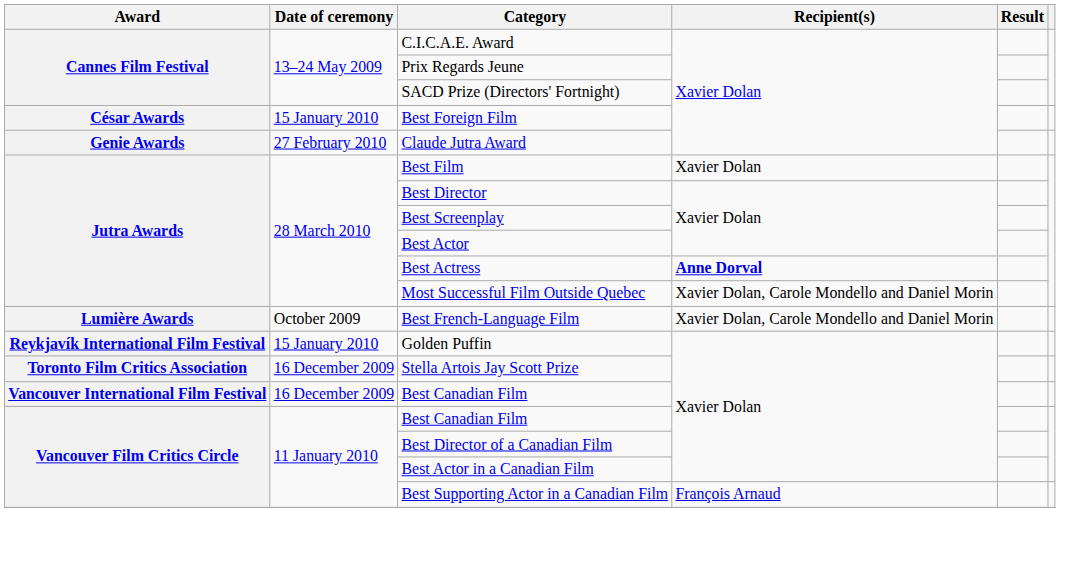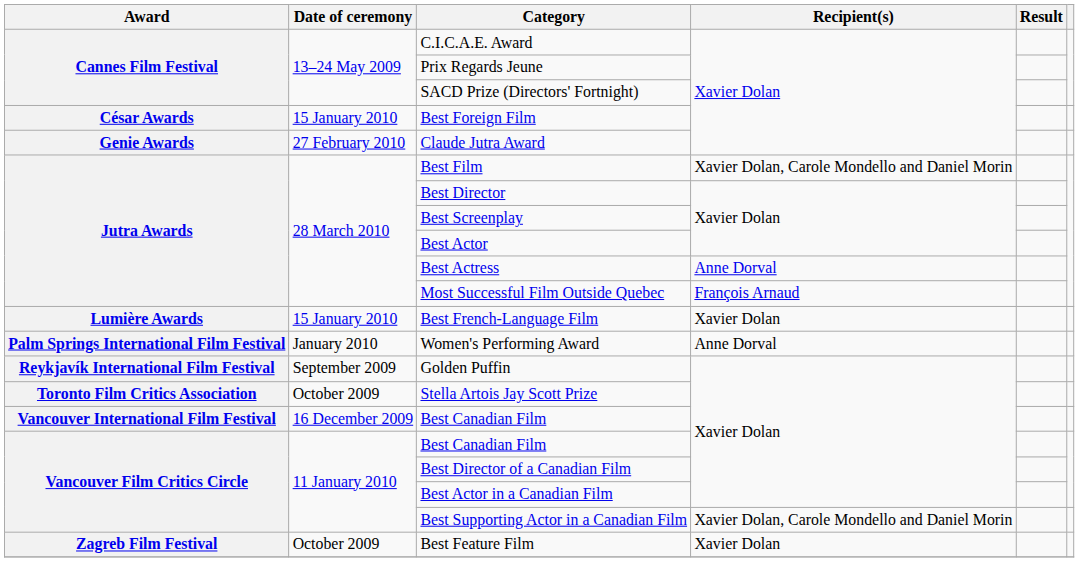(718, 167) Xavier Dolan -> (853, 167) Xavier Dolan, Carole Mondello and Daniel Morin
(719, 268) bold -> (736, 268) normal
(834, 293) Xavier Dolan, Carole Mondello and Daniel Morin -> (747, 293) François Arnaud
(317, 318) October 2009 -> (345, 318) 15 January 2010
(834, 318) Xavier Dolan, Carole Mondello and Daniel Morin -> (737, 318) Xavier Dolan
+ row: (147, 343)
(326, 343) 15 January 2010 -> (344, 368) September 2009
(334, 368) 16 December 2009 -> (336, 393) October 2009
(728, 494) François Arnaud -> (853, 519) Xavier Dolan, Carole Mondello and Daniel Morin
+ row: (147, 544)
